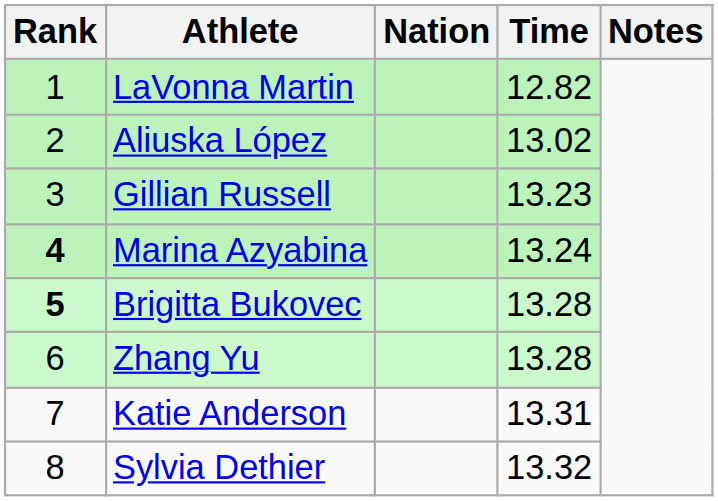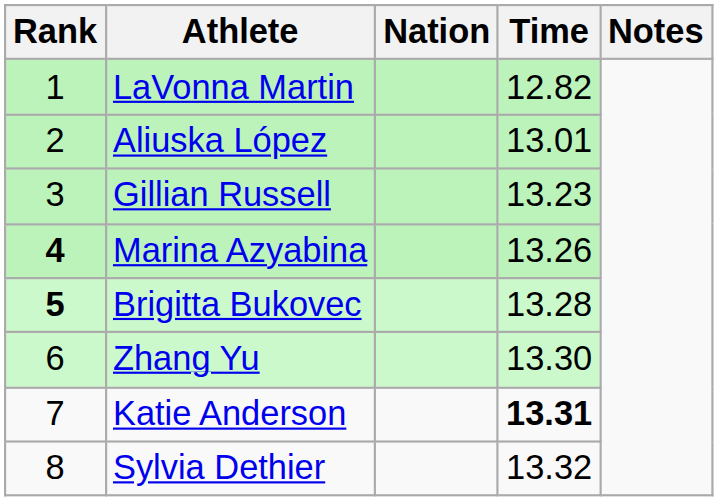(549, 140) 13.02 -> (549, 140) 13.01
(549, 250) 13.24 -> (549, 250) 13.26
(549, 359) 13.28 -> (549, 359) 13.30
(549, 413) normal -> (549, 413) bold
